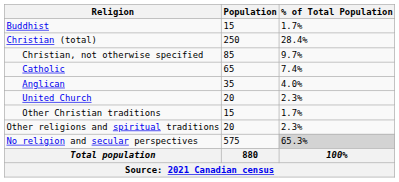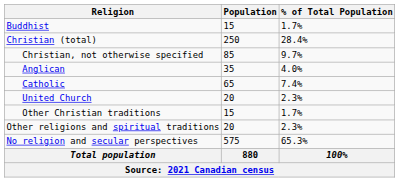rows swapped: (44, 84) <-> (44, 69)
(294, 141) lightgrey background -> (294, 141) no background
